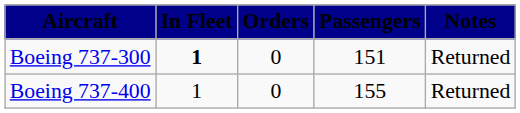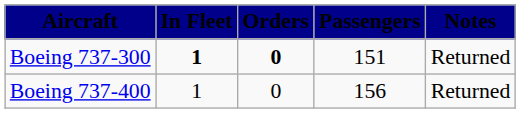(276, 56) normal -> (276, 56) bold
(370, 90) 155 -> (370, 90) 156
